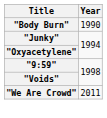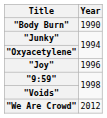+ row: (41, 65)
(90, 92) 2011 -> (90, 106) 2012
